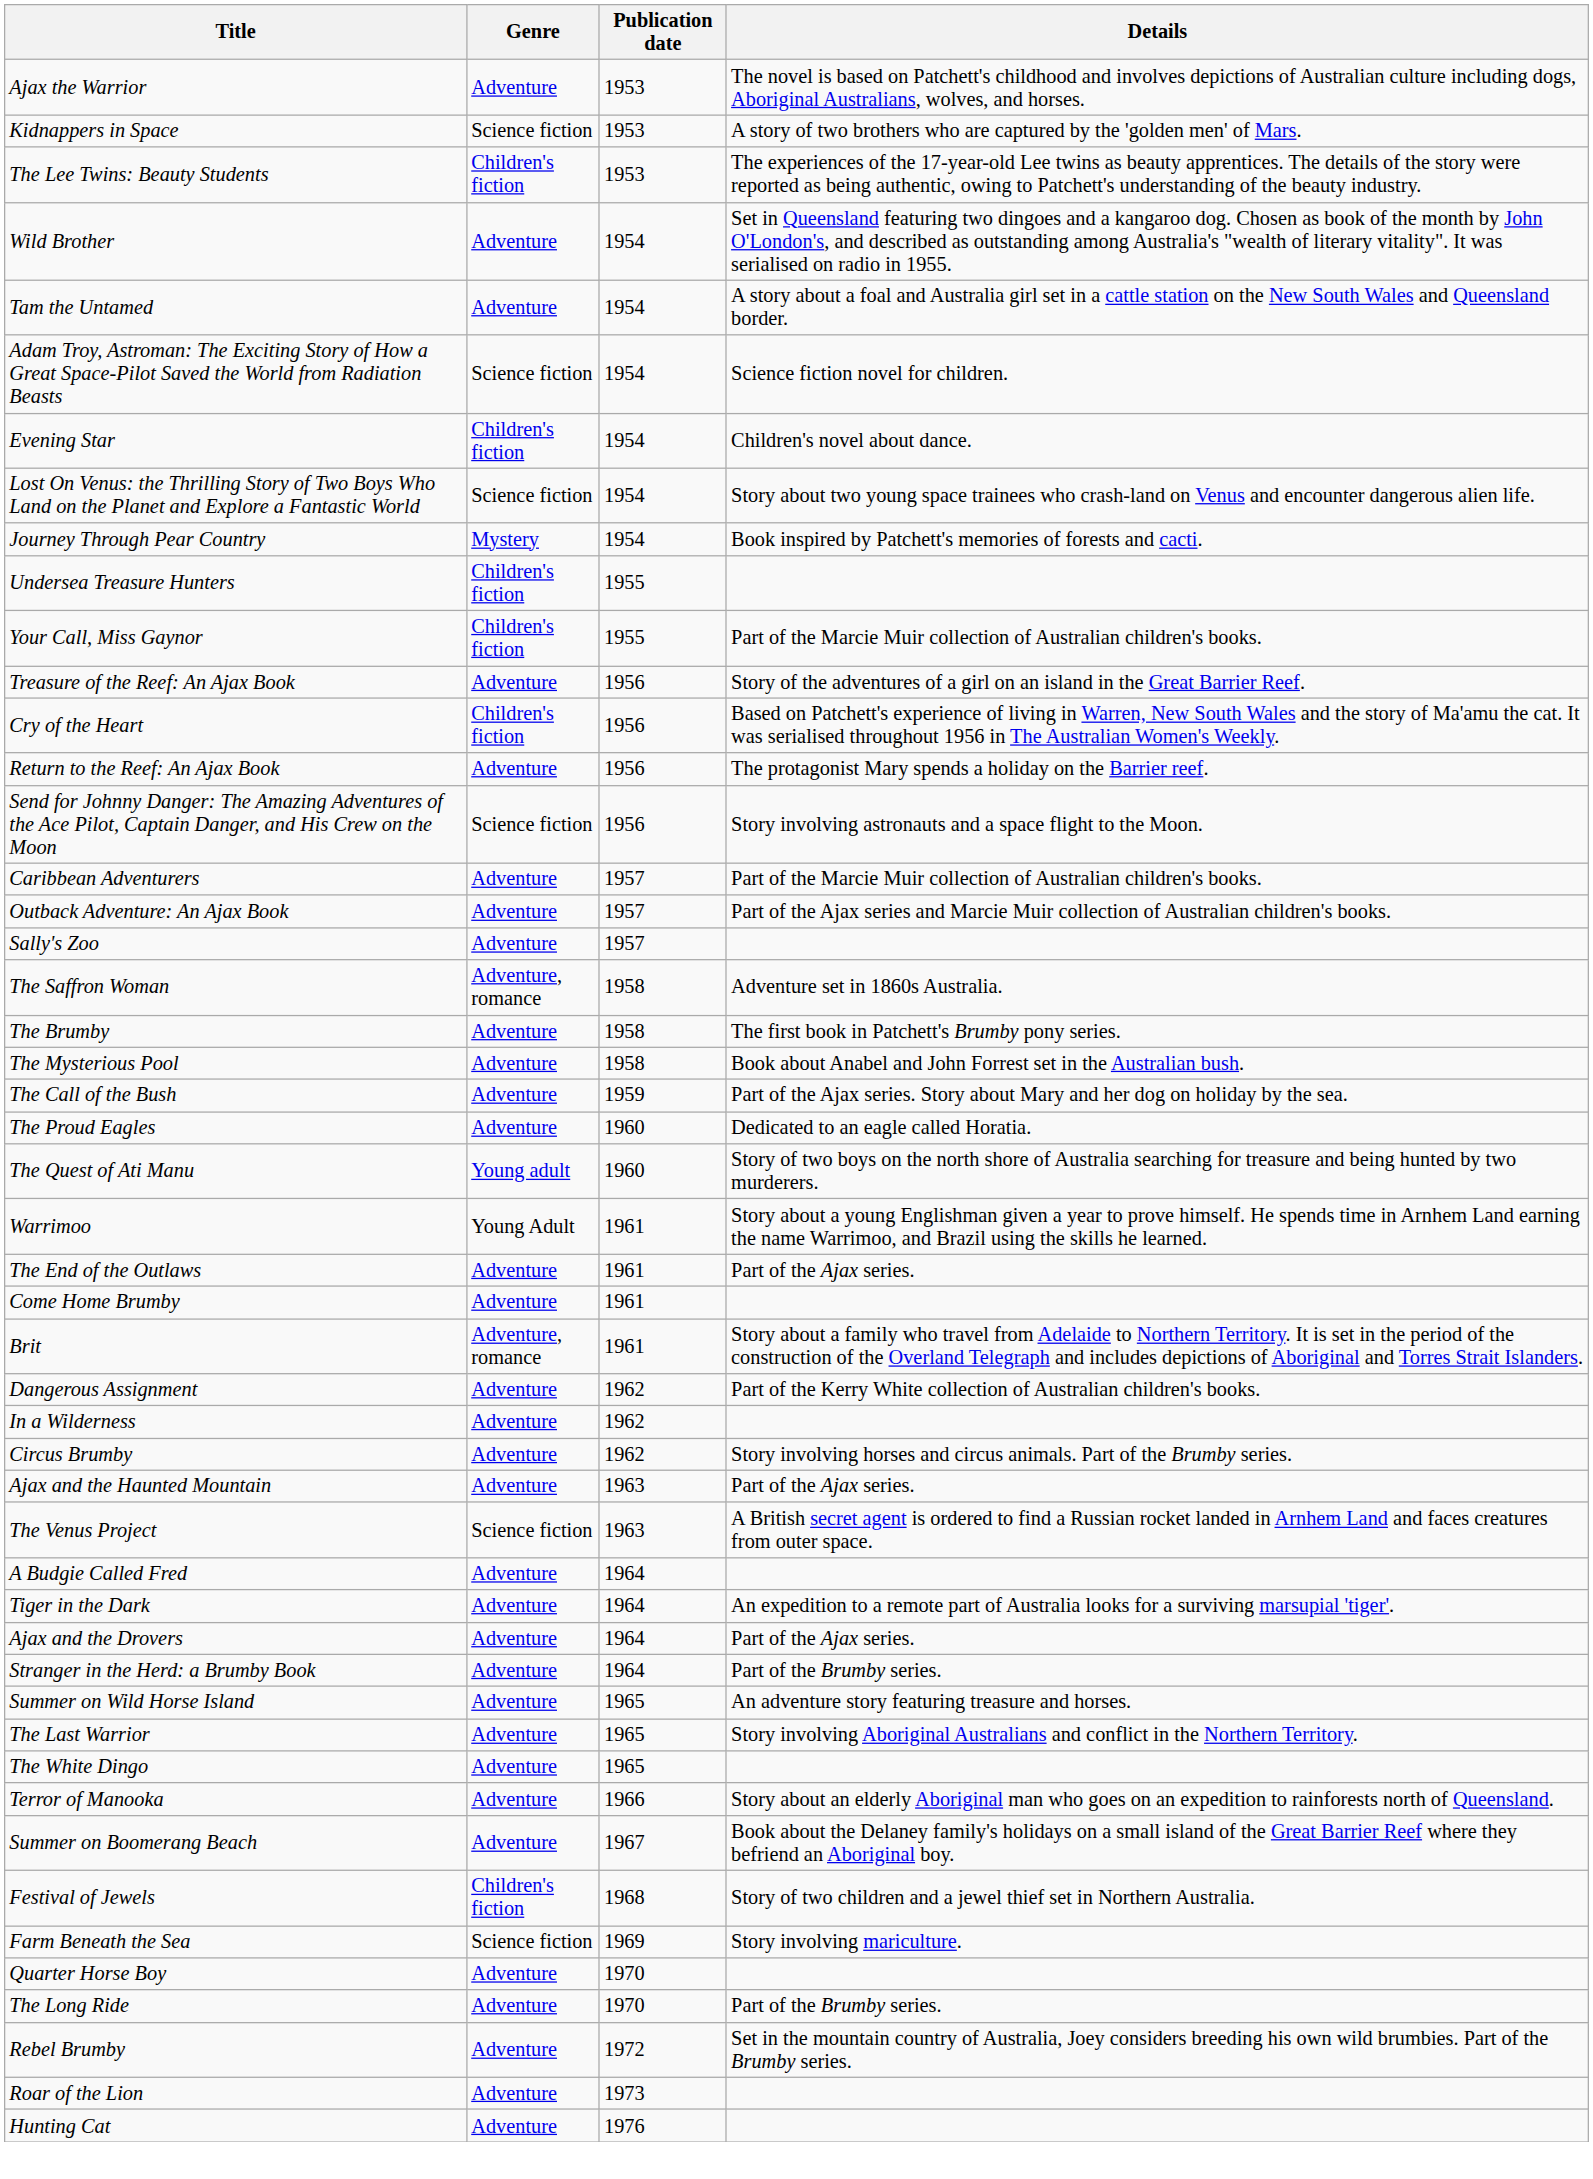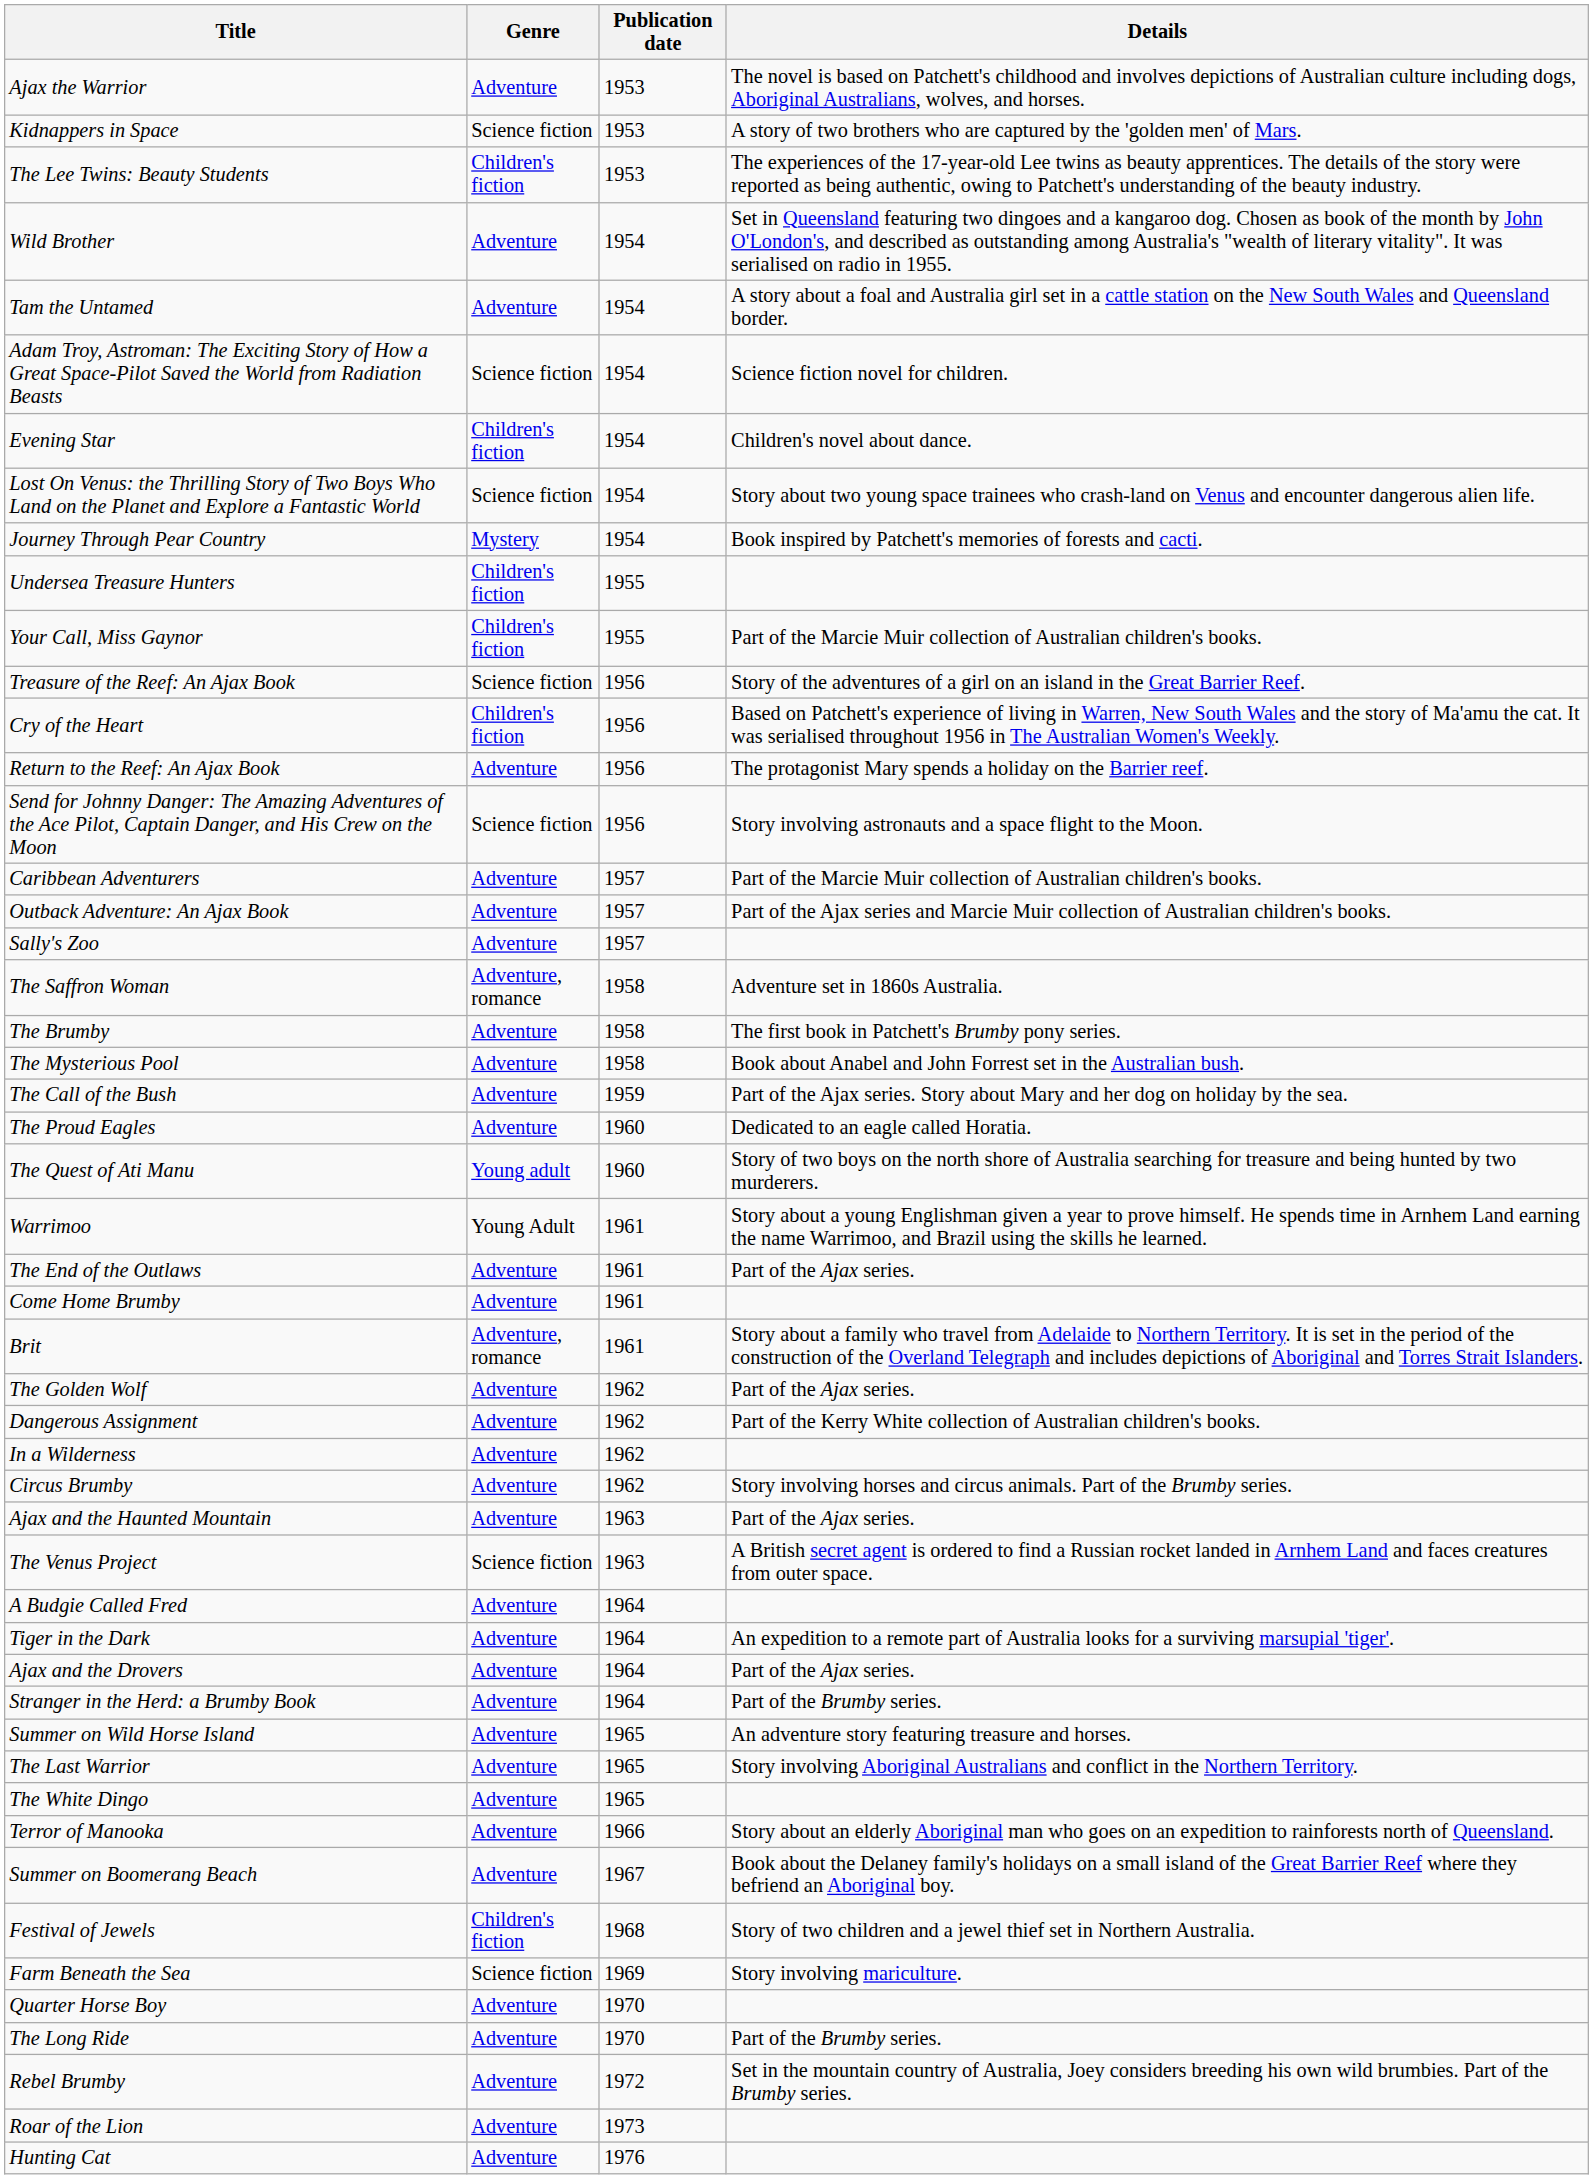(514, 681) Adventure -> (532, 681) Science fiction
+ row: (78, 1389)
